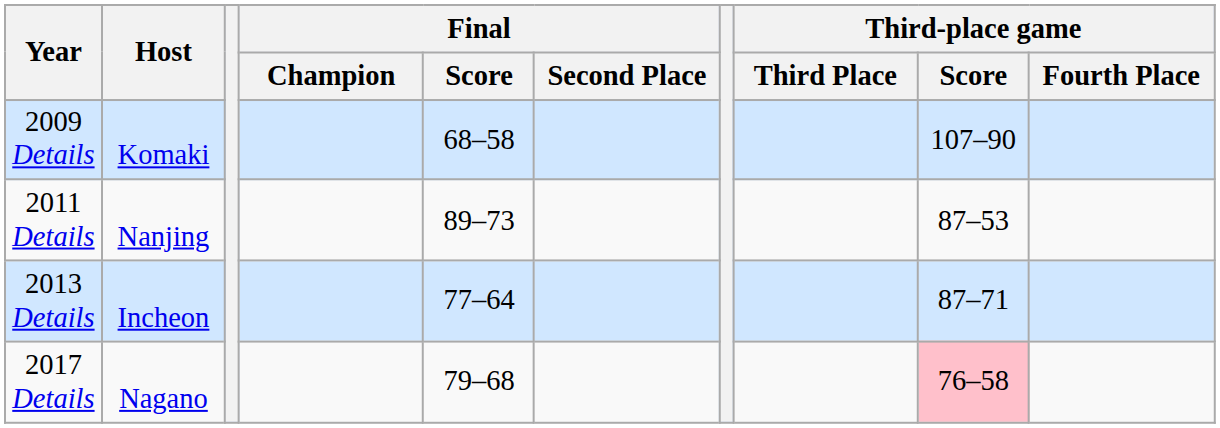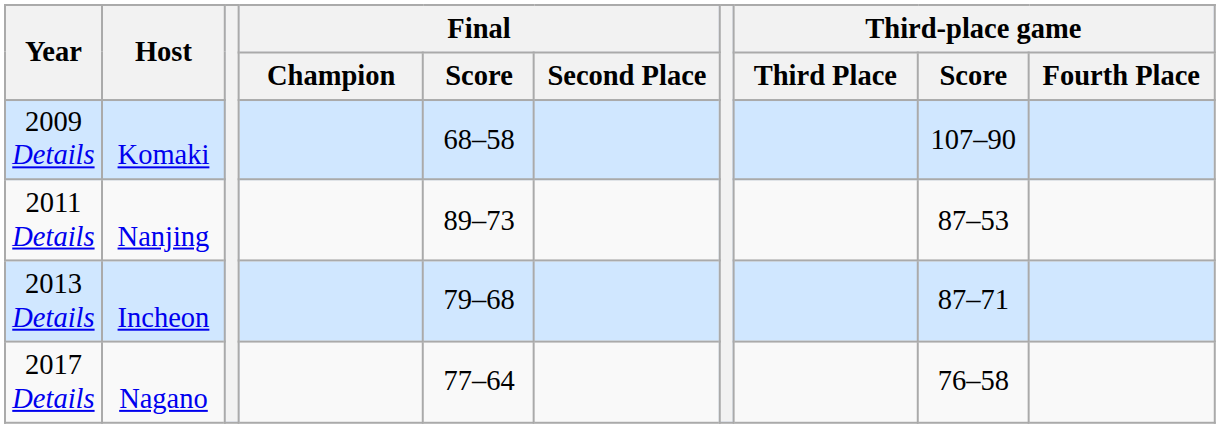(479, 300) 77–64 -> (479, 300) 79–68
(479, 381) 79–68 -> (479, 381) 77–64
(973, 381) pink background -> (973, 381) no background
